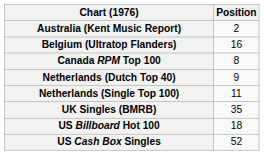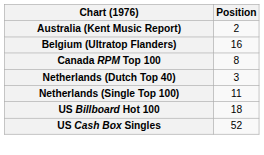(236, 77) 9 -> (236, 77) 3
- row: (109, 110)
